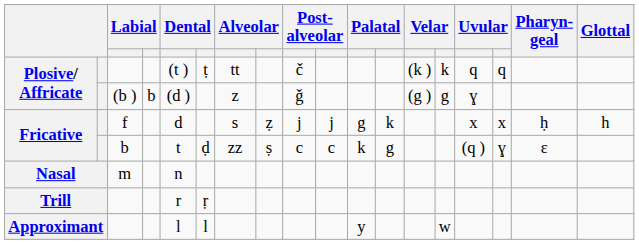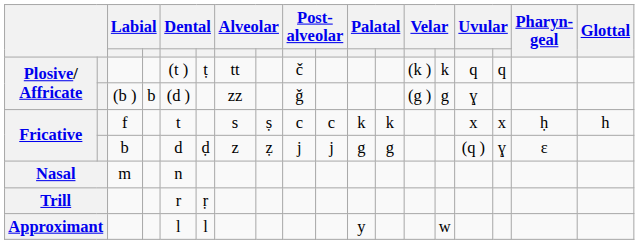(235, 95) z -> (235, 95) zz
(178, 122) d -> (178, 122) t
(269, 122) ẓ -> (269, 122) ṣ
(299, 122) j -> (299, 122) c
(331, 122) j -> (331, 122) c
(361, 122) g -> (361, 122) k
(178, 148) t -> (178, 148) d
(235, 148) zz -> (235, 148) z
(269, 148) ṣ -> (269, 148) ẓ
(299, 148) c -> (299, 148) j
(331, 148) c -> (331, 148) j
(361, 148) k -> (361, 148) g
